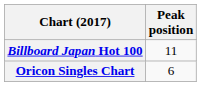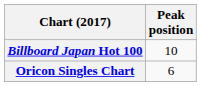(171, 50) 11 -> (171, 50) 10
